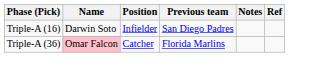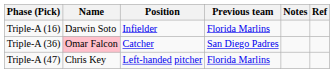(198, 28) San Diego Padres -> (238, 28) Florida Marlins
(193, 44) Florida Marlins -> (243, 44) San Diego Padres
+ row: (33, 60)
